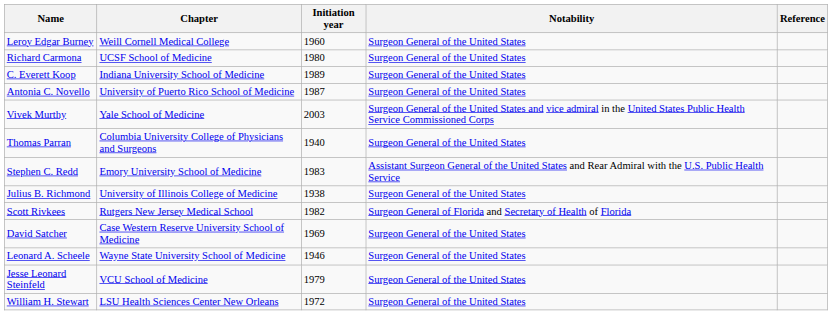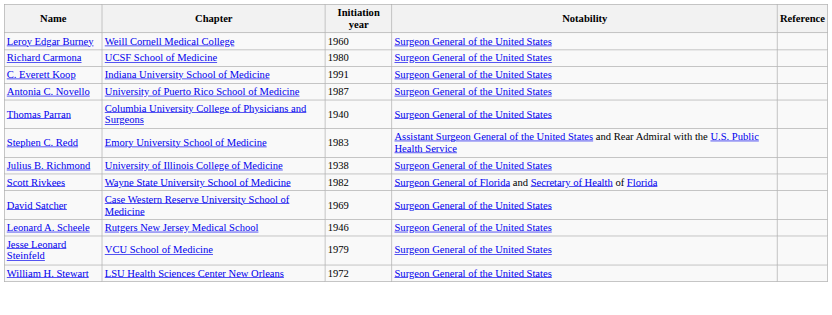(314, 74) 1989 -> (338, 74) 1991
- row: (37, 114)
(176, 211) Rutgers New Jersey Medical School -> (198, 182) Wayne State University School of Medicine
(192, 256) Wayne State University School of Medicine -> (182, 227) Rutgers New Jersey Medical School
